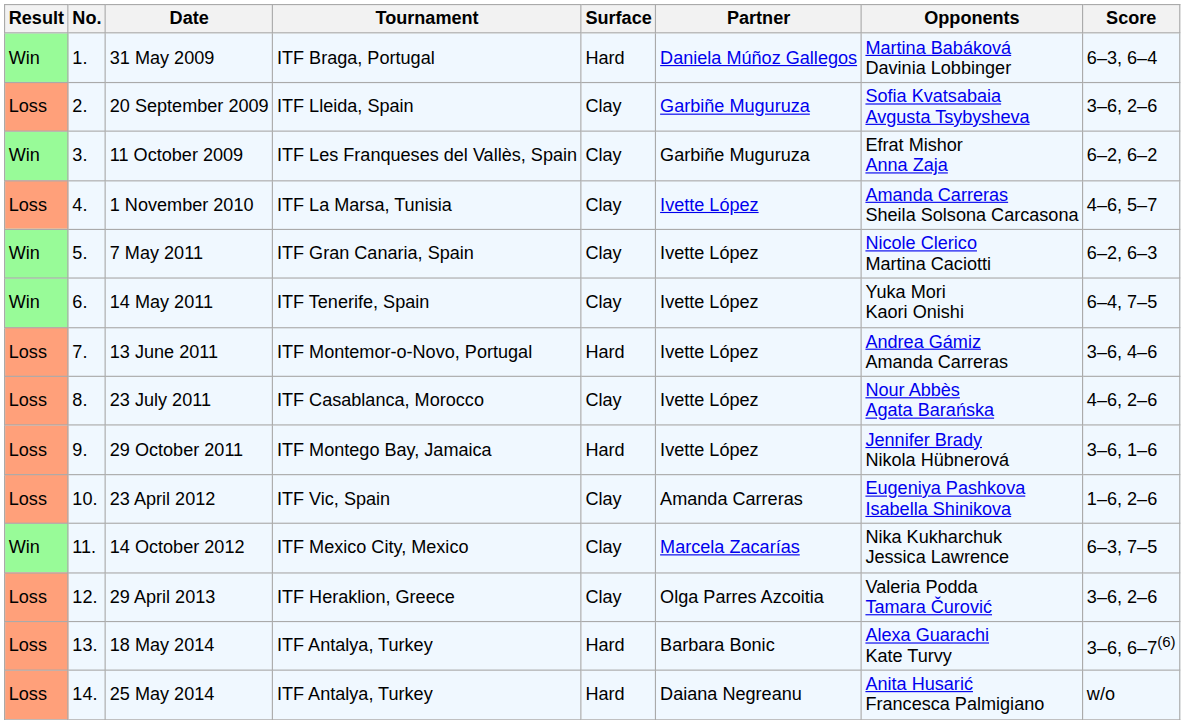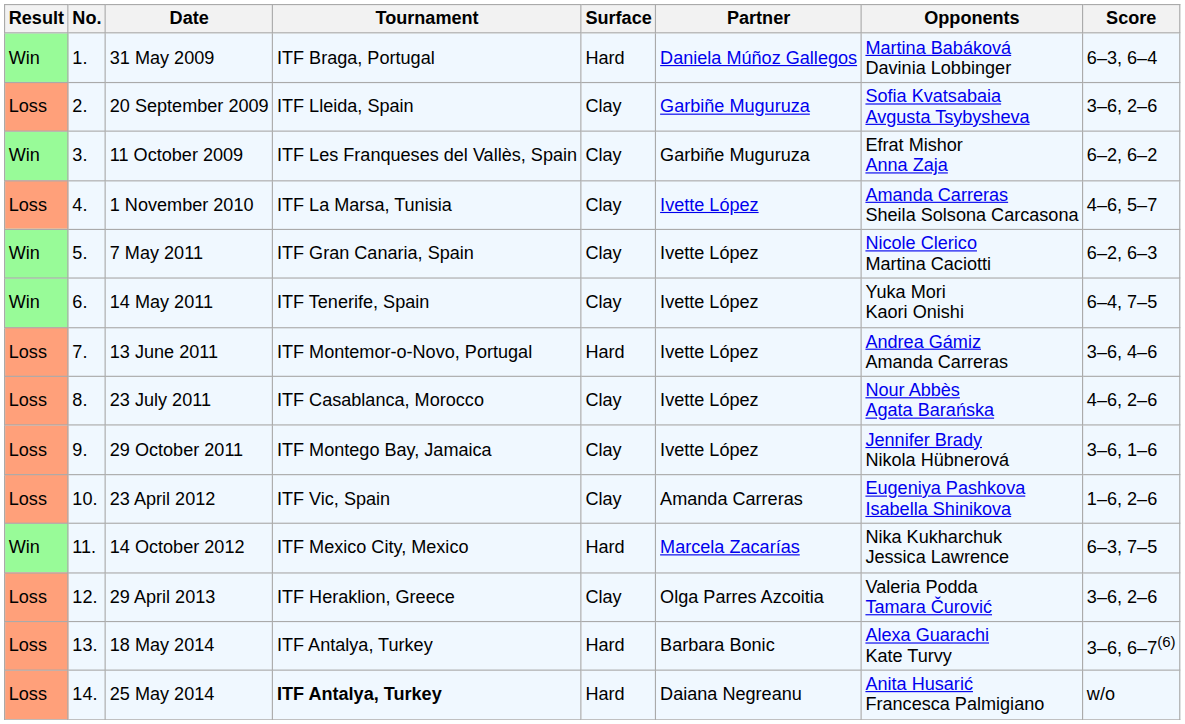(605, 449) Hard -> (604, 449) Clay
(604, 547) Clay -> (605, 547) Hard
(355, 694) normal -> (359, 694) bold
